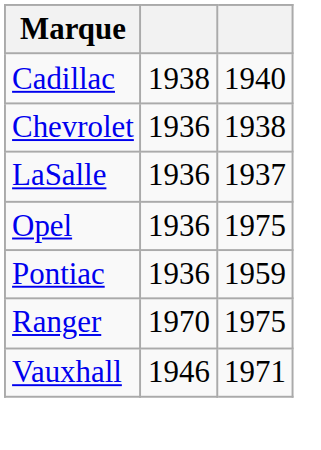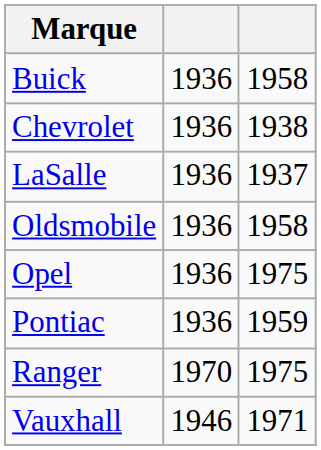+ row: (49, 77)
- row: (64, 77)
+ row: (84, 224)
